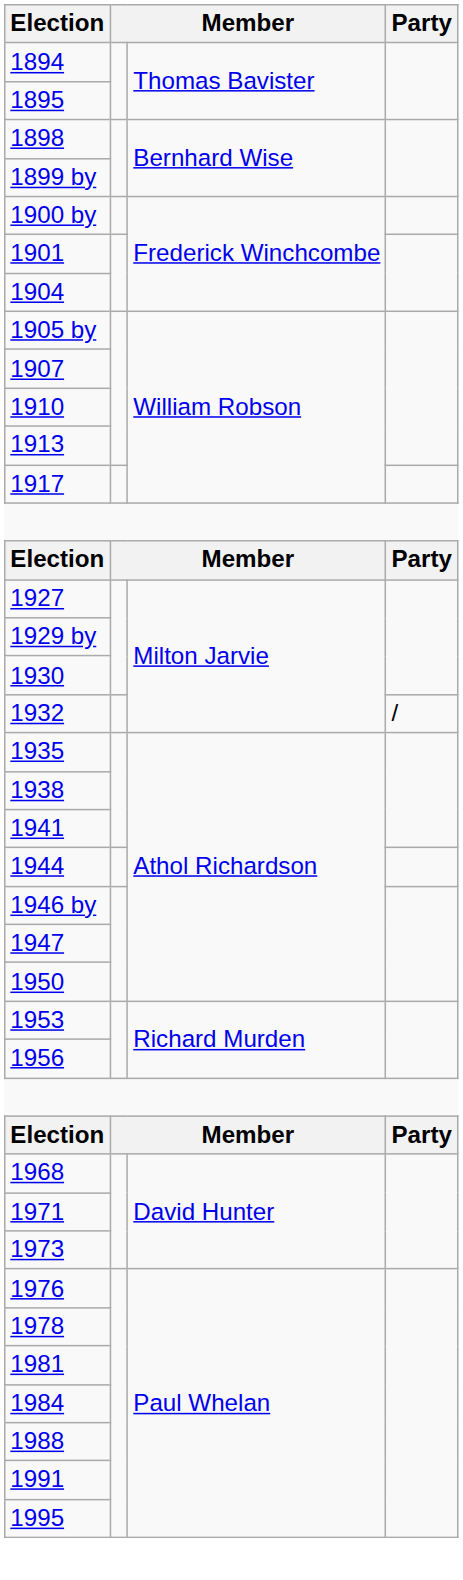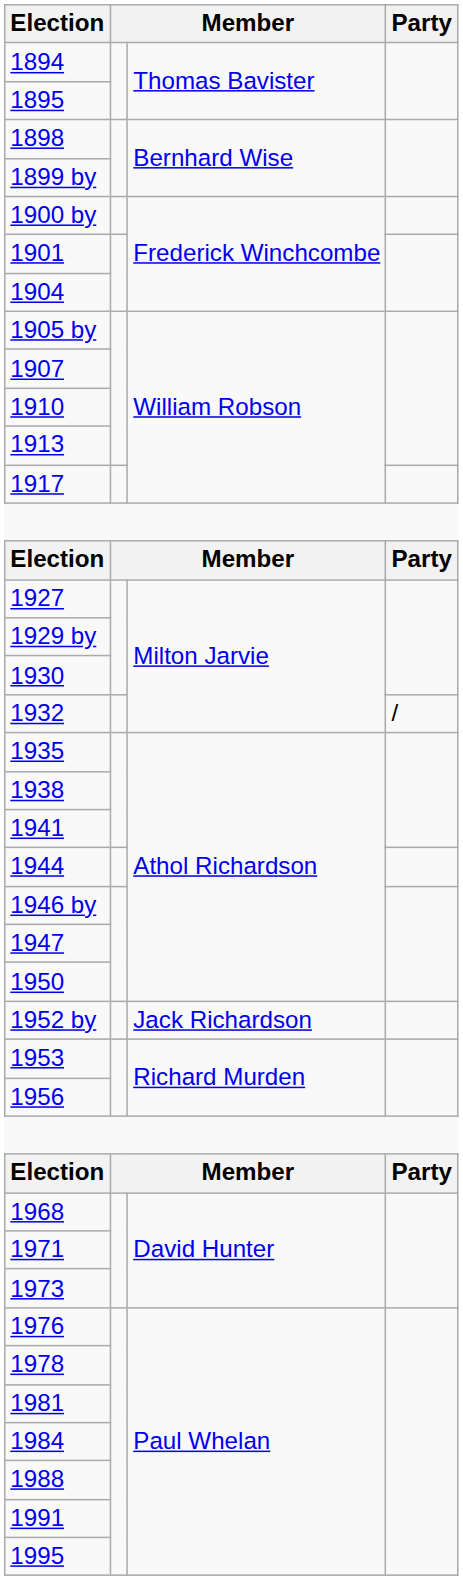+ row: (53, 1019)
